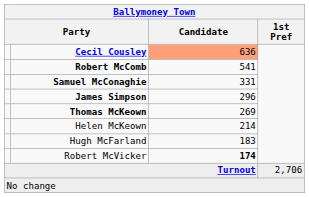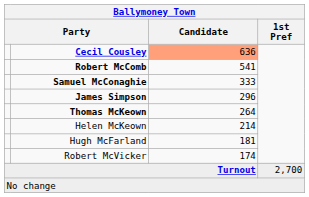(248, 82) 331 -> (248, 82) 333
(248, 111) 269 -> (248, 111) 264
(248, 141) 183 -> (248, 141) 181
(248, 156) bold -> (248, 156) normal
(288, 171) 2,706 -> (288, 171) 2,700
